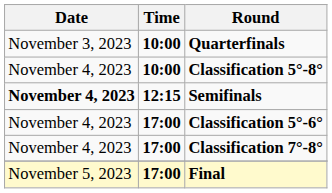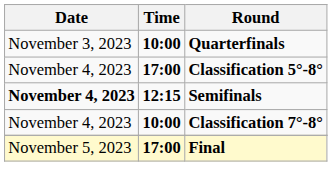(162, 69) 10:00 -> (162, 69) 17:00
- row: (256, 122)
(162, 148) 17:00 -> (162, 122) 10:00
